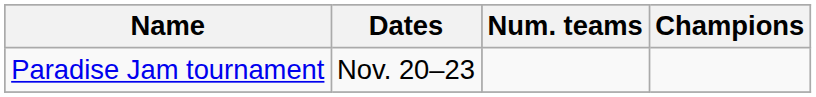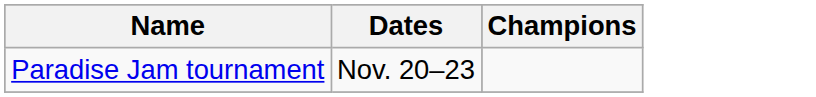- column: (565, 26)
